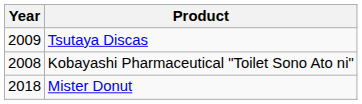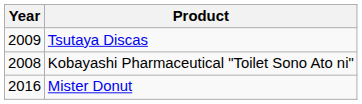(24, 87) 2018 -> (24, 87) 2016
